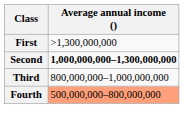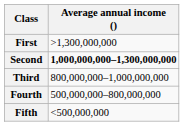(106, 95) lightsalmon background -> (106, 95) no background
+ row: (26, 112)
